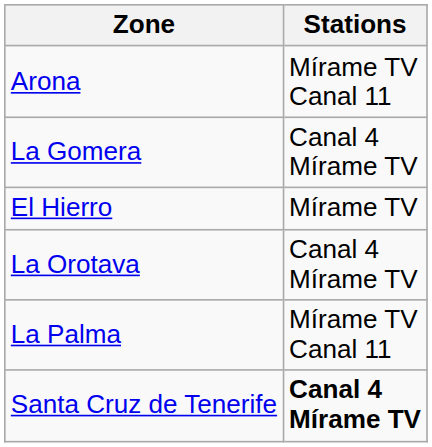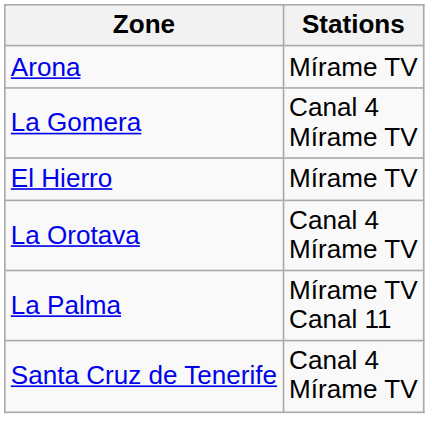(353, 81) Mírame TV Canal 11 -> (353, 66) Mírame TV
(355, 405) bold -> (353, 376) normal
